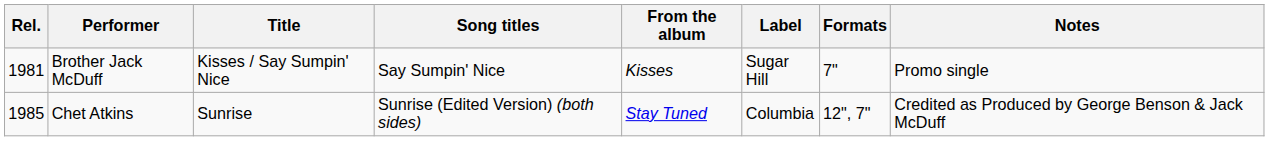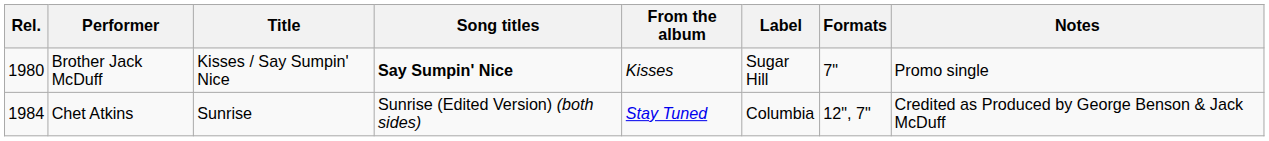(26, 70) 1981 -> (26, 70) 1980
(442, 70) normal -> (445, 70) bold
(26, 114) 1985 -> (26, 114) 1984
